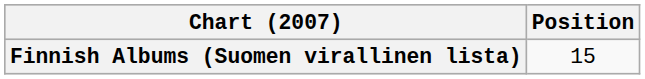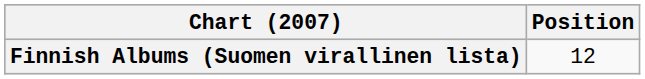(583, 57) 15 -> (583, 57) 12
